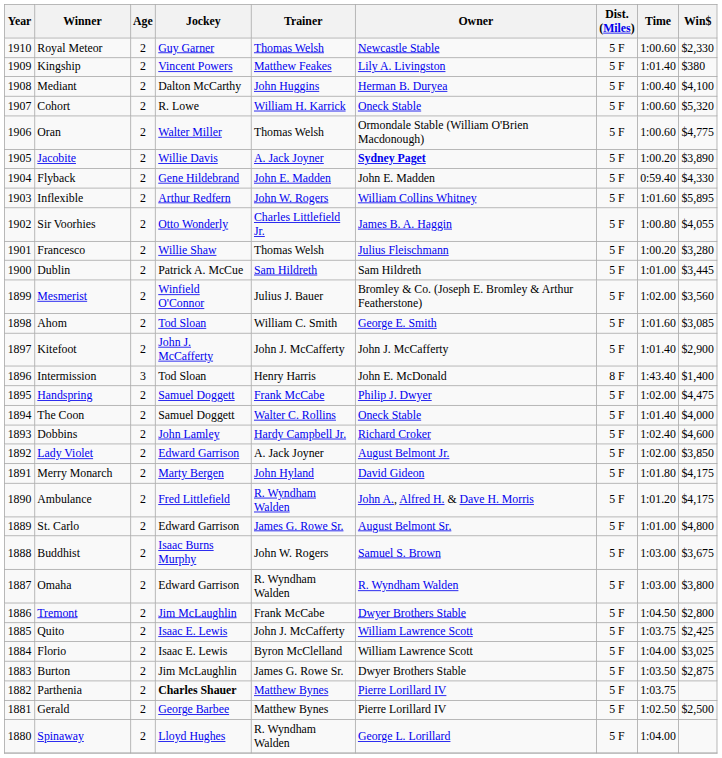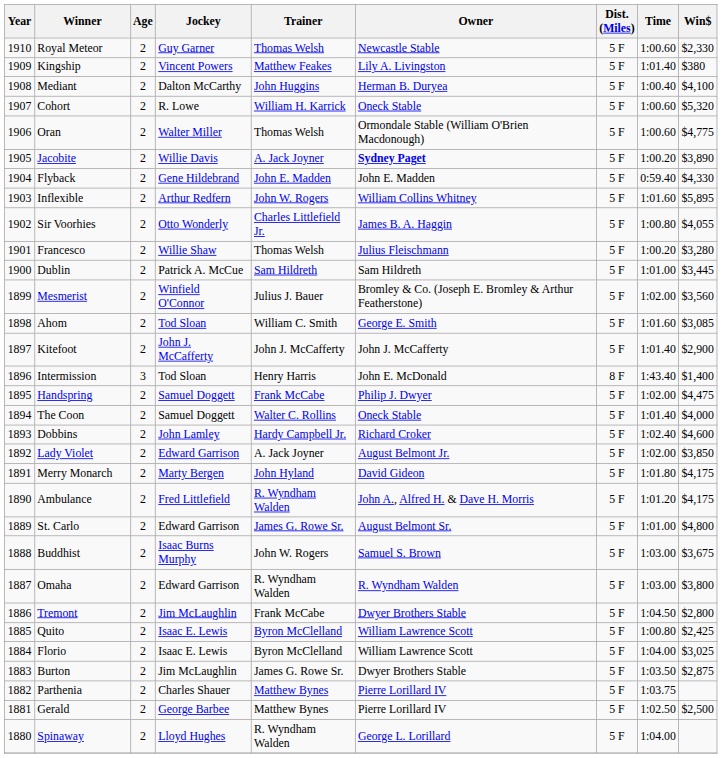(299, 632) John J. McCafferty -> (298, 632) Byron McClelland
(658, 632) 1:03.75 -> (658, 632) 1:00.80
(197, 690) bold -> (194, 690) normal
